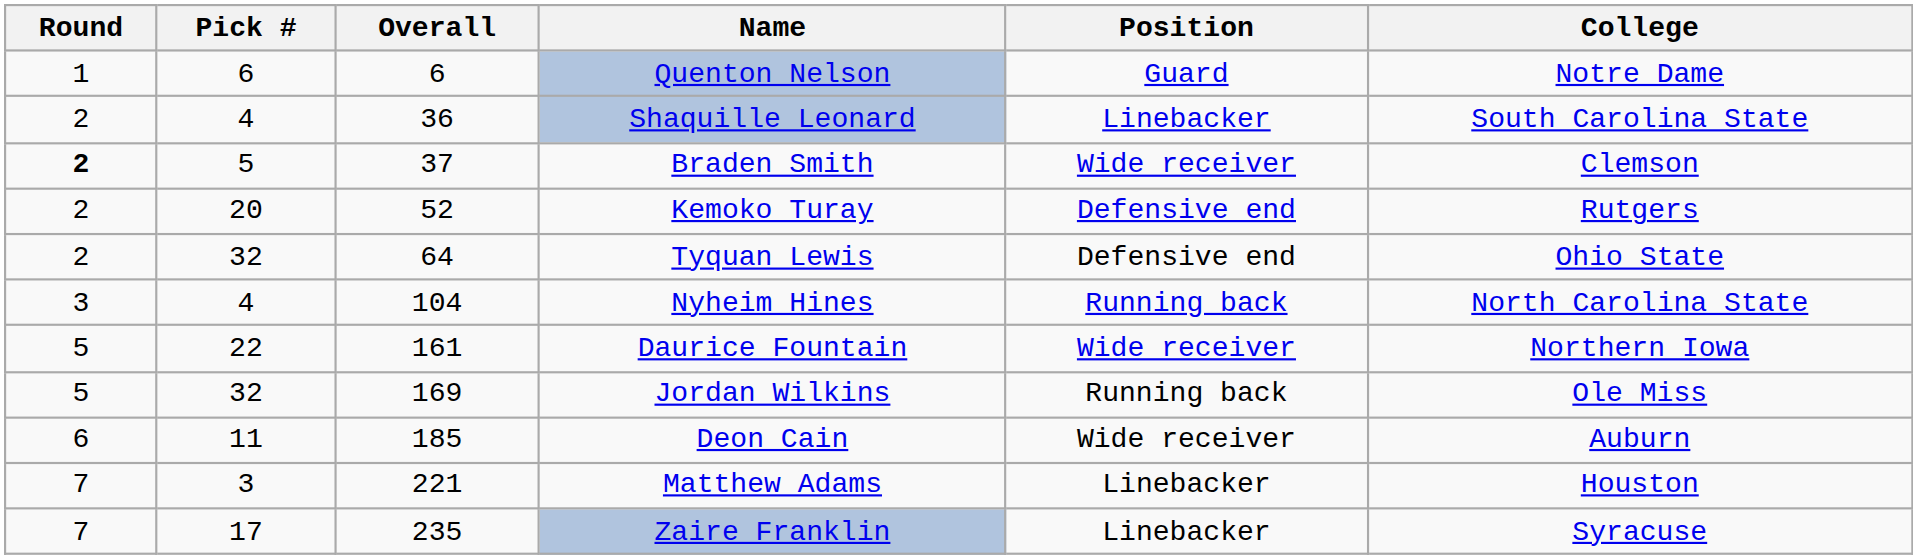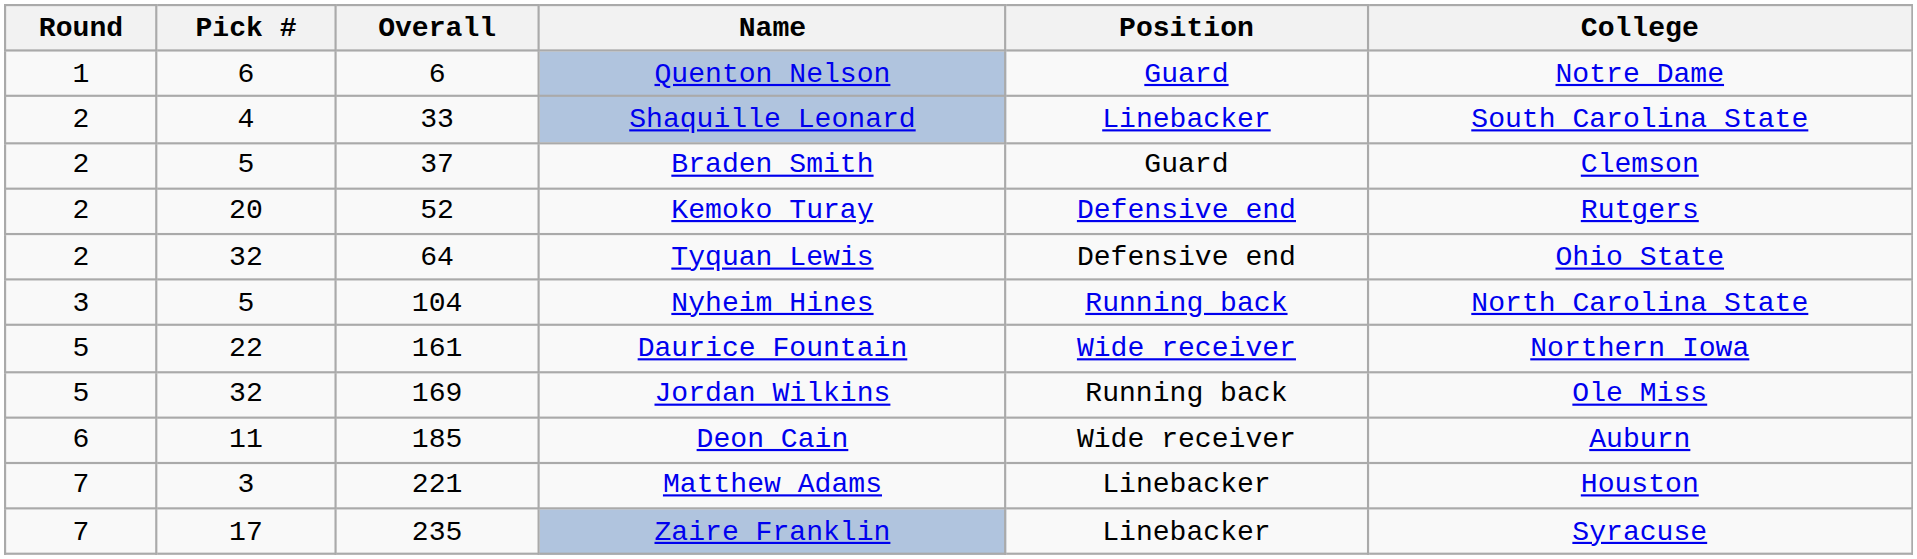(437, 119) 36 -> (437, 119) 33
(81, 165) bold -> (81, 165) normal
(1186, 165) Wide receiver -> (1186, 165) Guard
(246, 303) 4 -> (246, 303) 5
